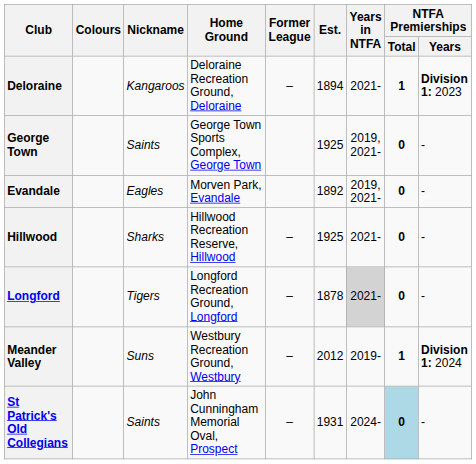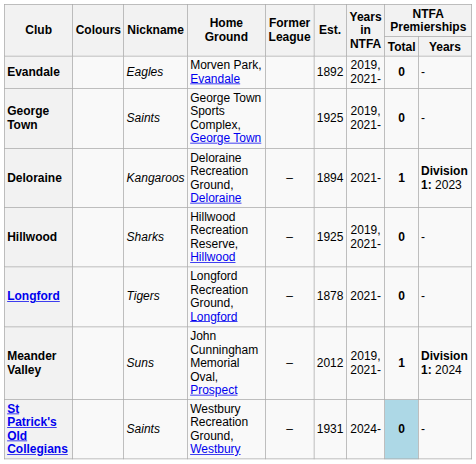rows swapped: (34, 85) <-> (33, 191)
(366, 237) 2021- -> (366, 237) 2019, 2021-
(366, 296) lightgrey background -> (366, 296) no background
(219, 356) Westbury Recreation Ground, Westbury -> (224, 363) John Cunningham Memorial Oval, Prospect
(366, 356) 2019- -> (366, 363) 2019, 2021-
(224, 422) John Cunningham Memorial Oval, Prospect -> (219, 429) Westbury Recreation Ground, Westbury
